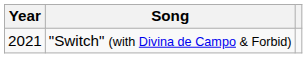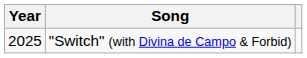(25, 40) 2021 -> (25, 40) 2025
